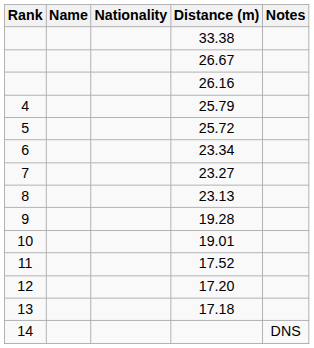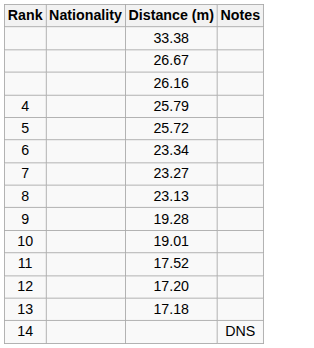- column: (69, 15)
